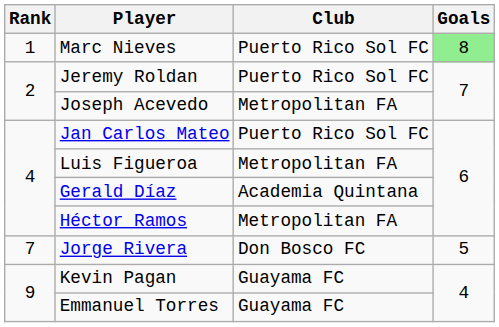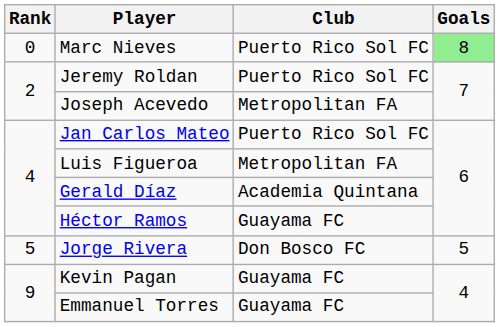(30, 48) 1 -> (30, 48) 0
(318, 221) Metropolitan FA -> (291, 221) Guayama FC
(30, 250) 7 -> (30, 250) 5
